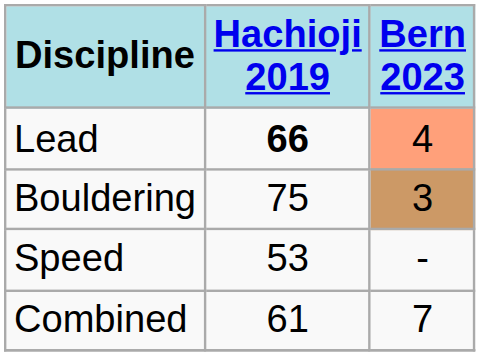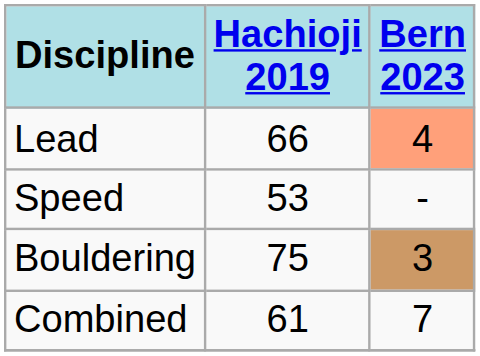(288, 137) bold -> (288, 137) normal
rows swapped: (105, 198) <-> (69, 258)
